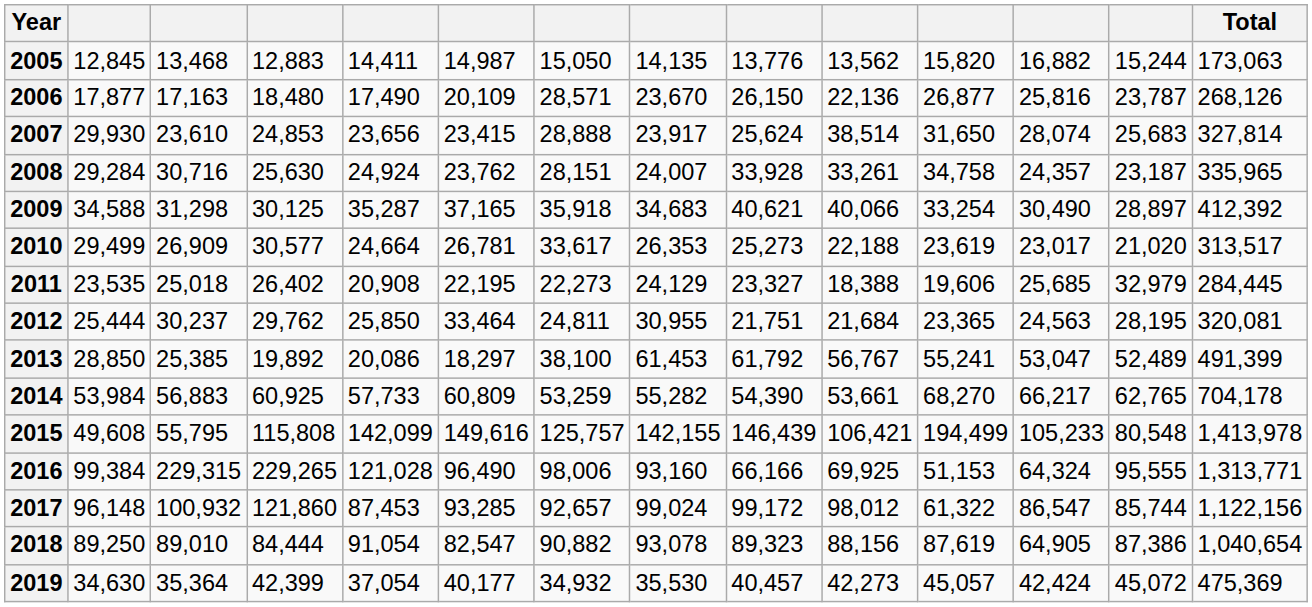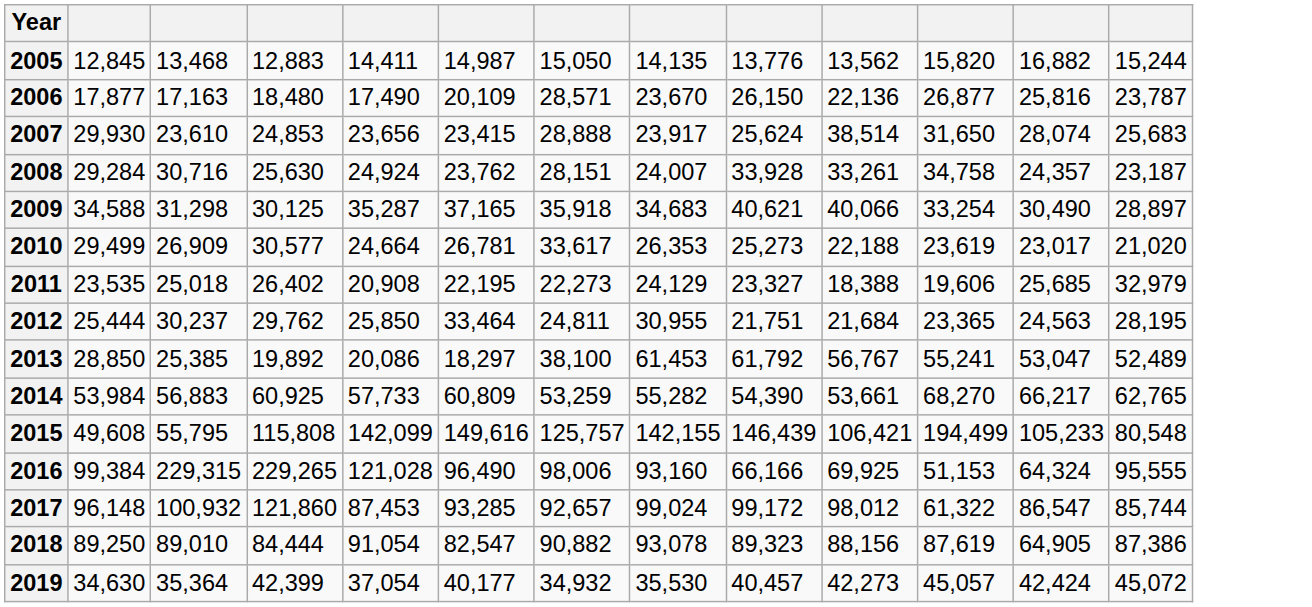- column: (1250, 23)
